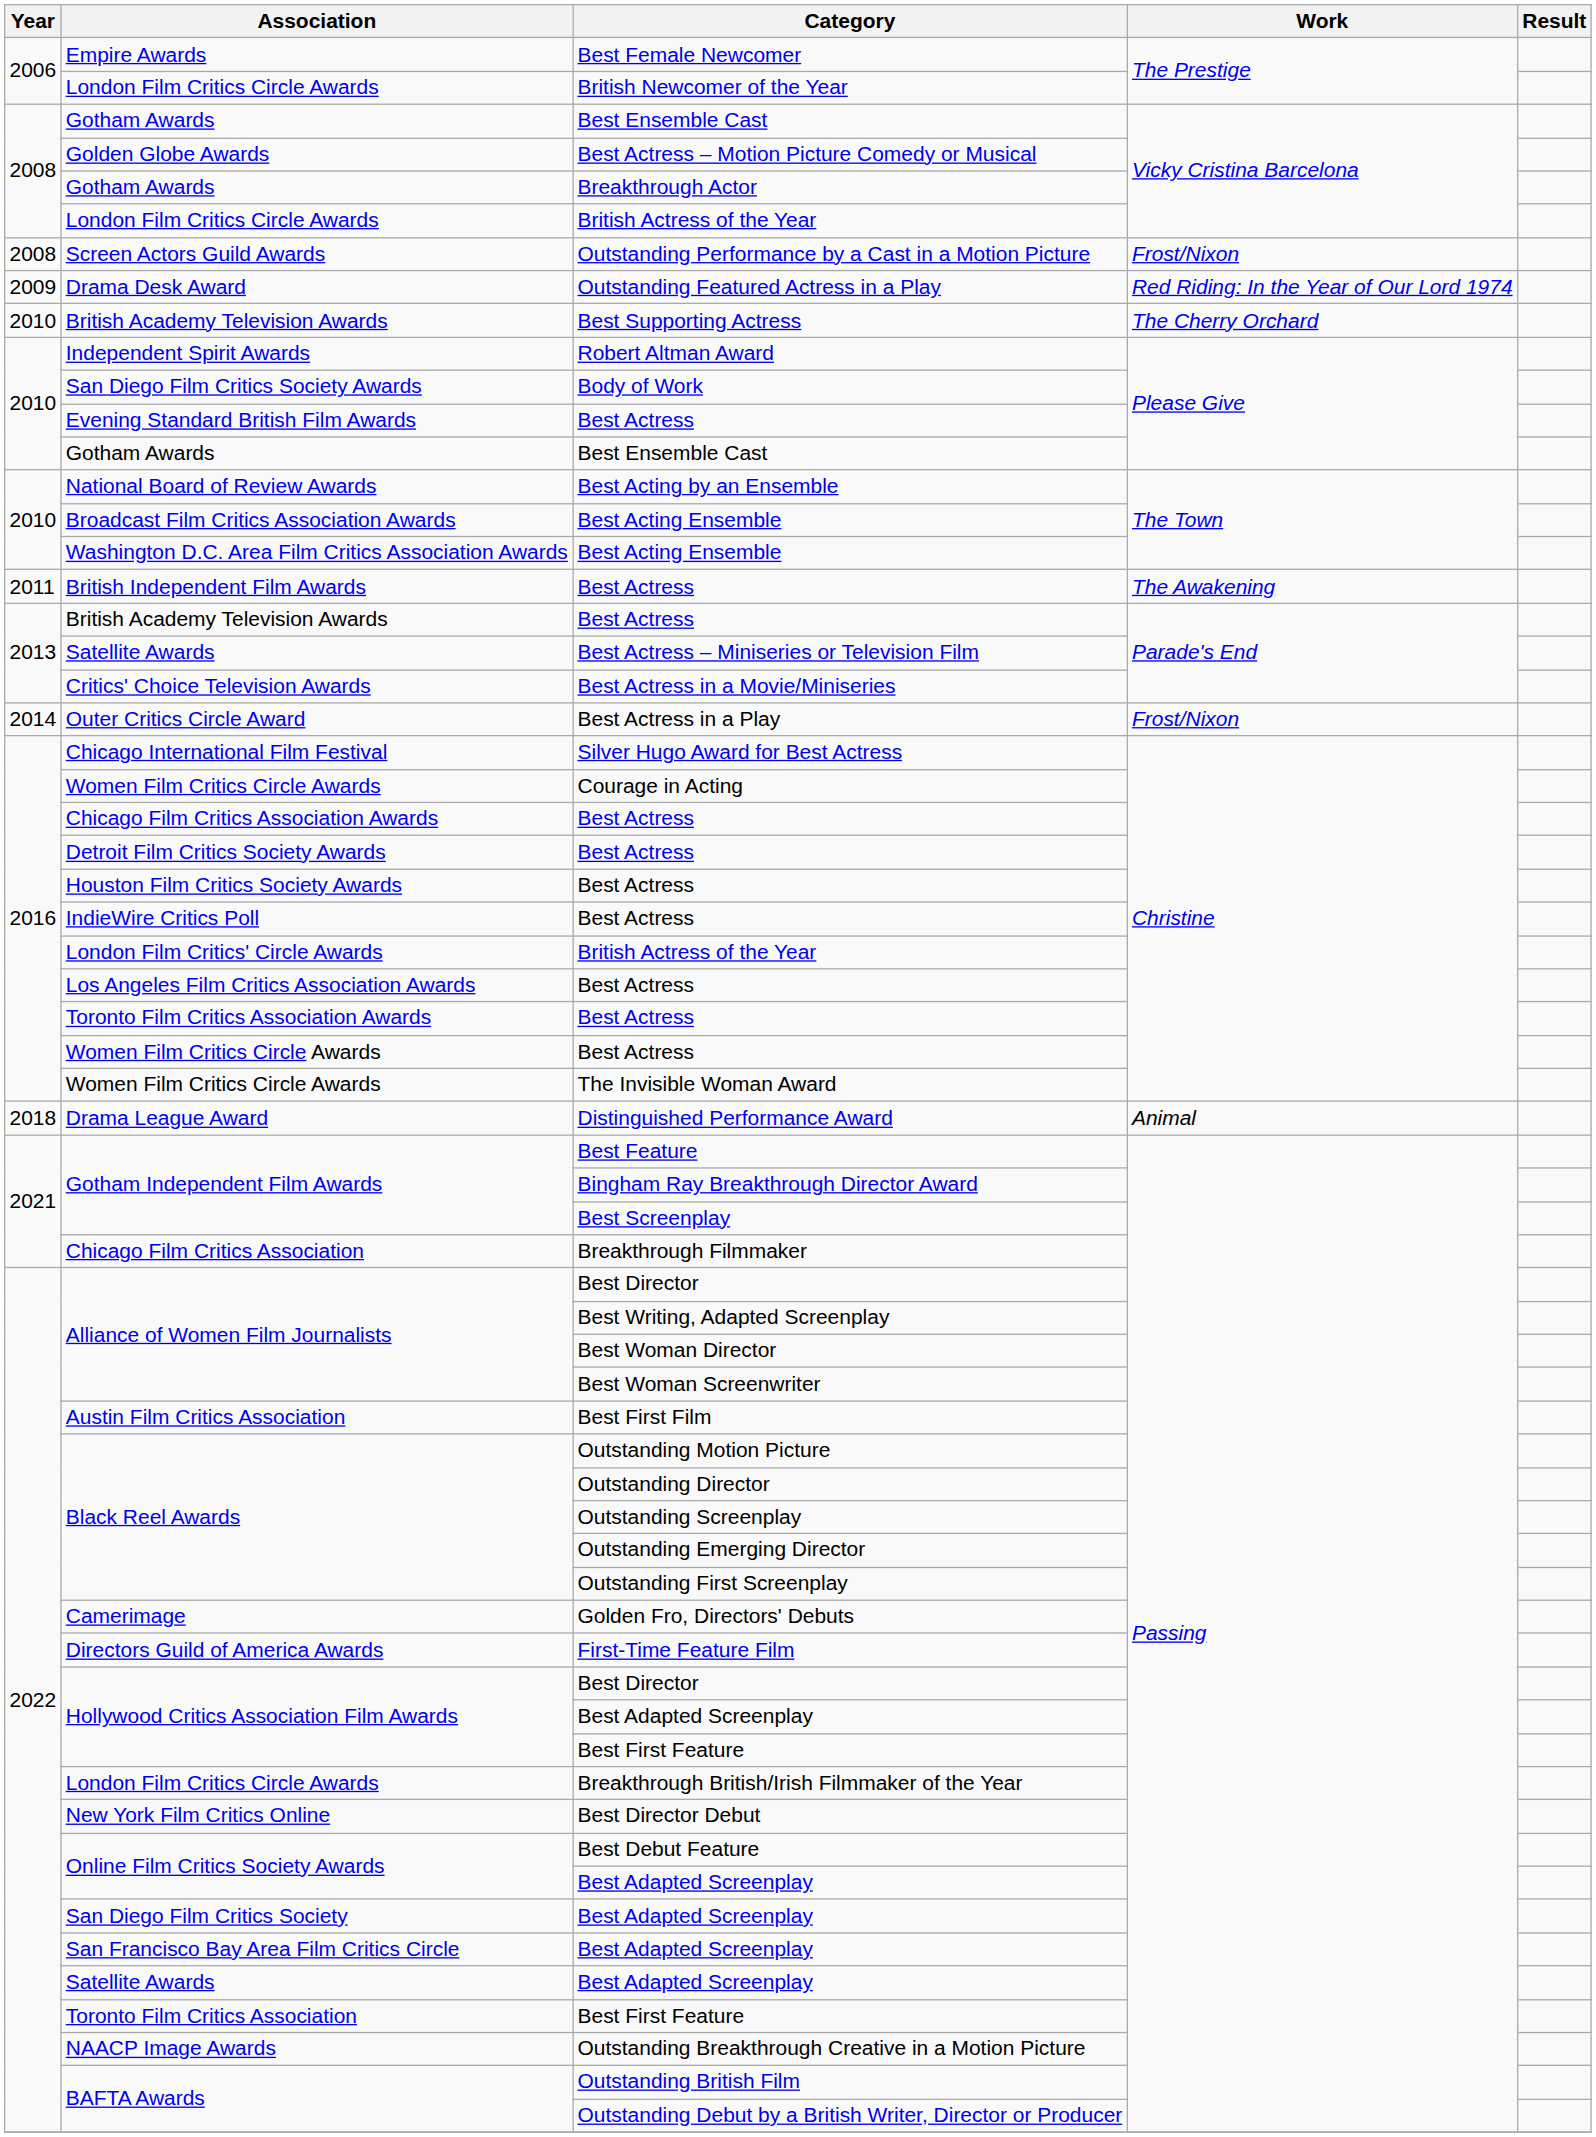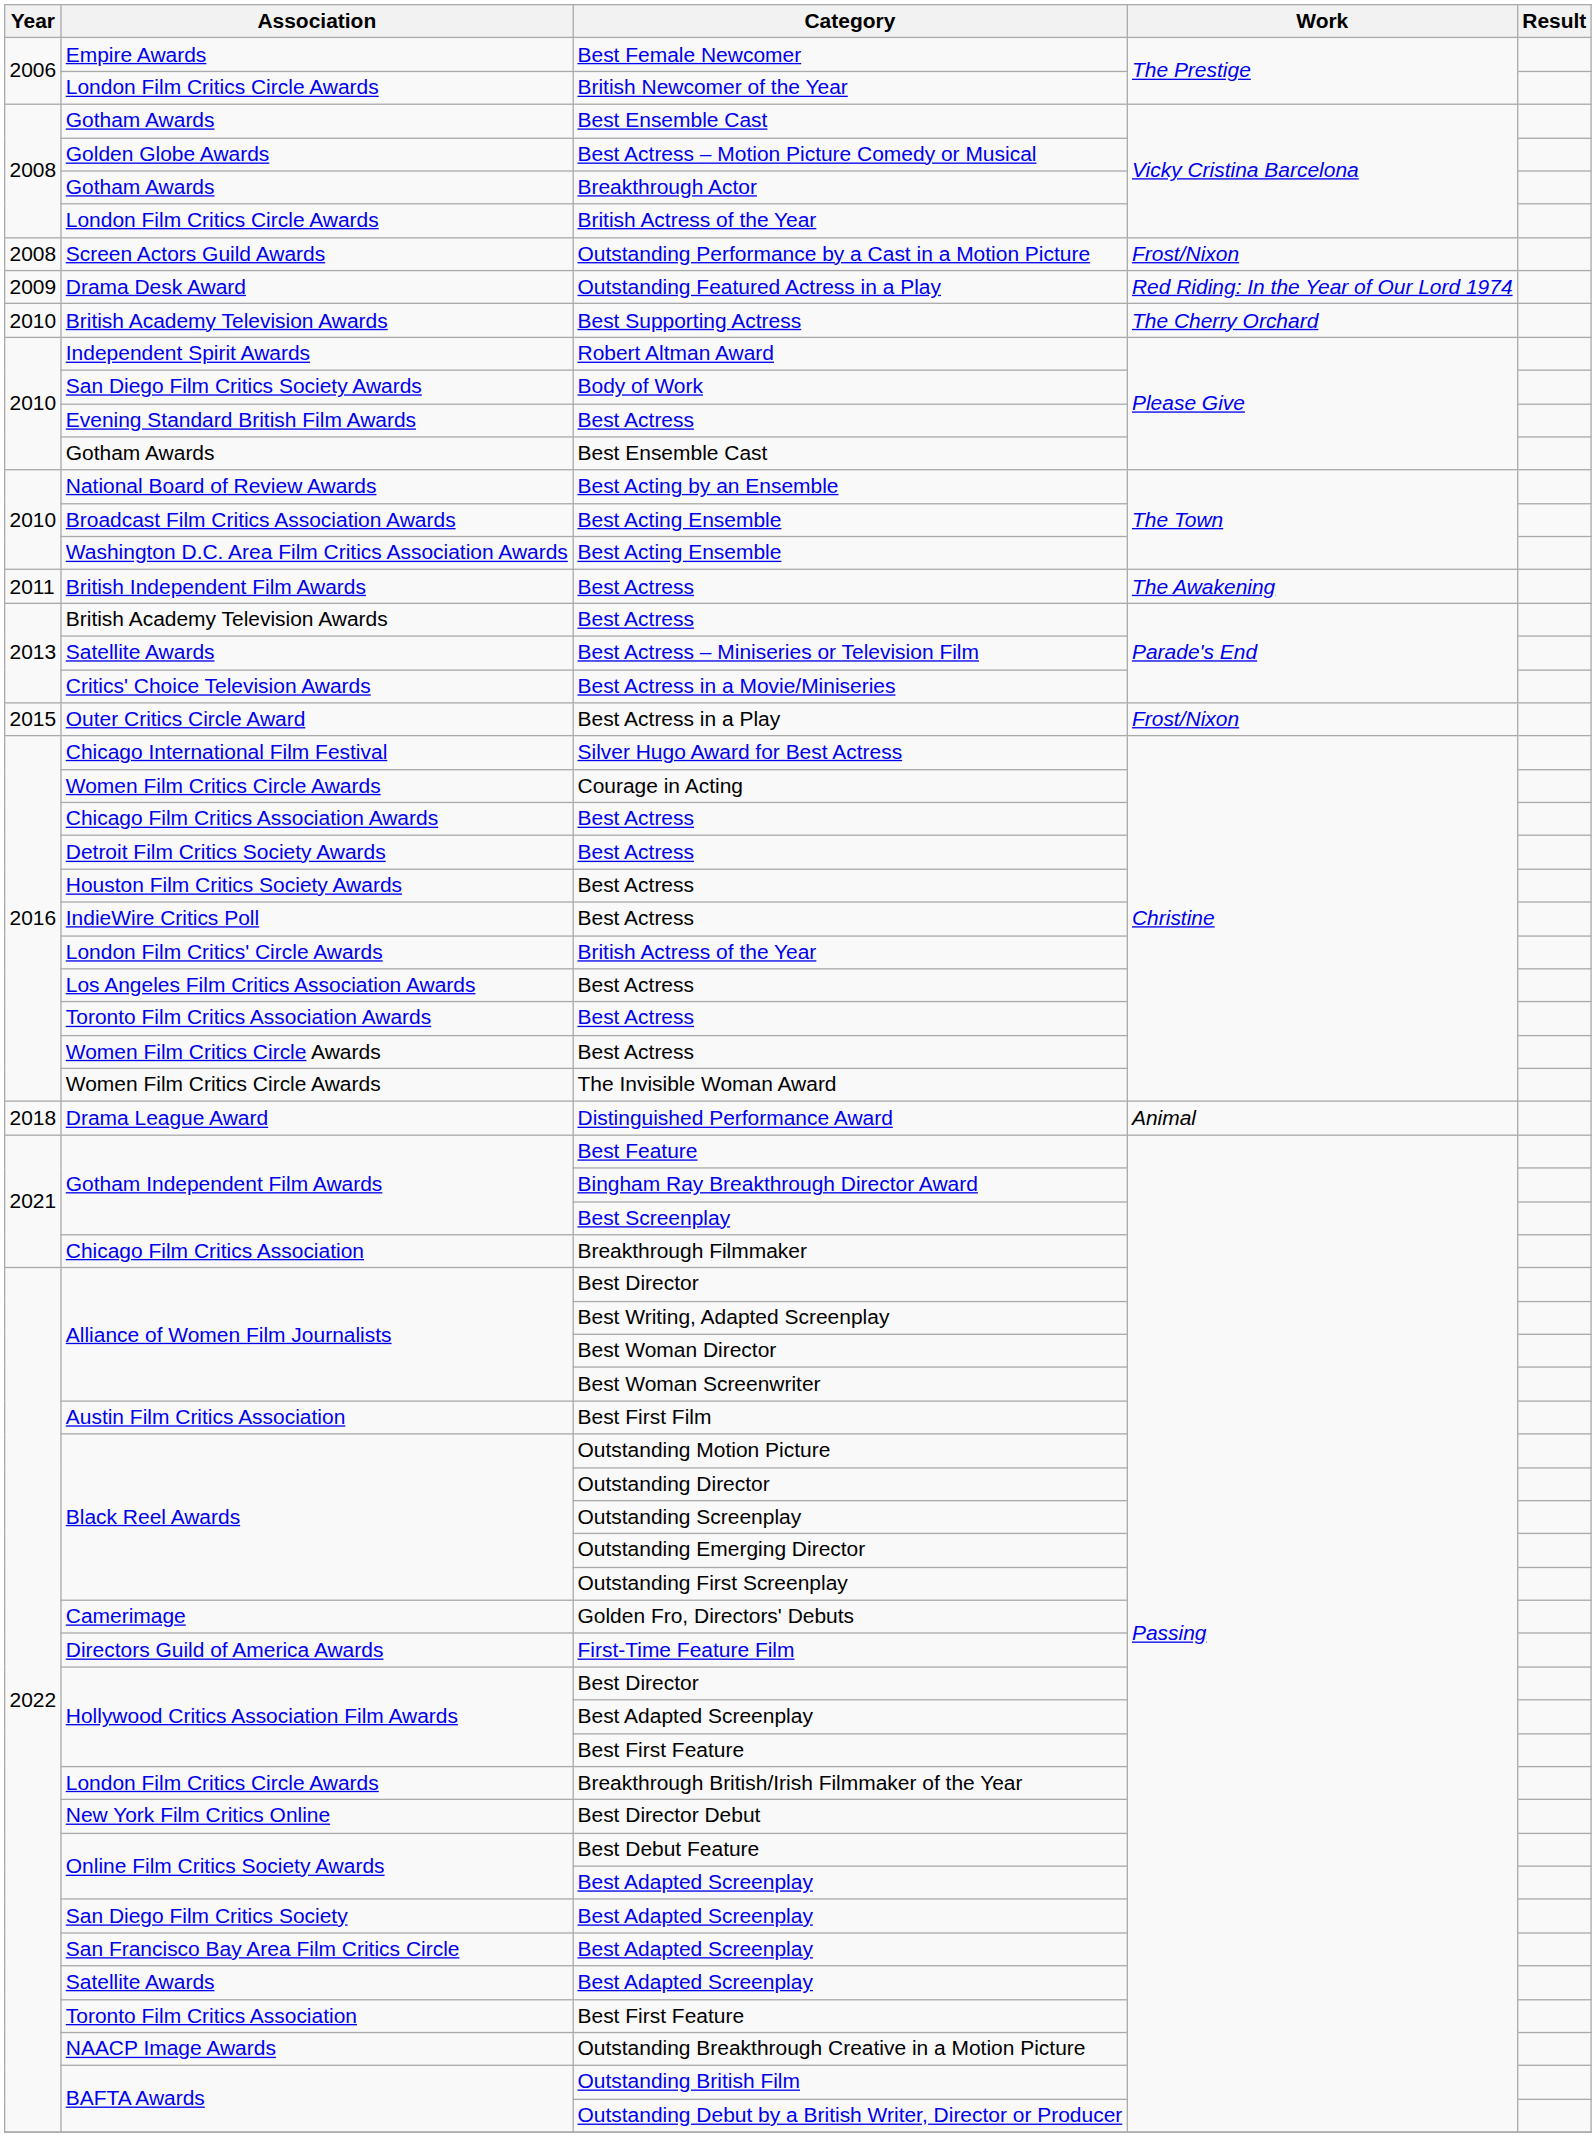(33, 719) 2014 -> (33, 719) 2015
